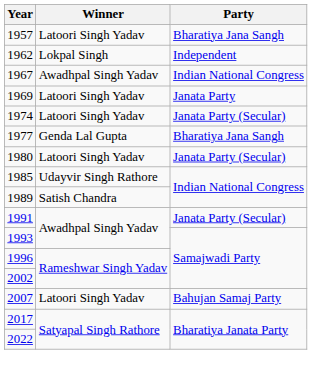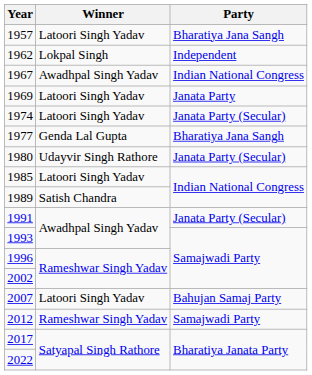(92, 156) Latoori Singh Yadav -> (98, 156) Udayvir Singh Rathore
(98, 177) Udayvir Singh Rathore -> (92, 177) Latoori Singh Yadav
+ row: (20, 319)
